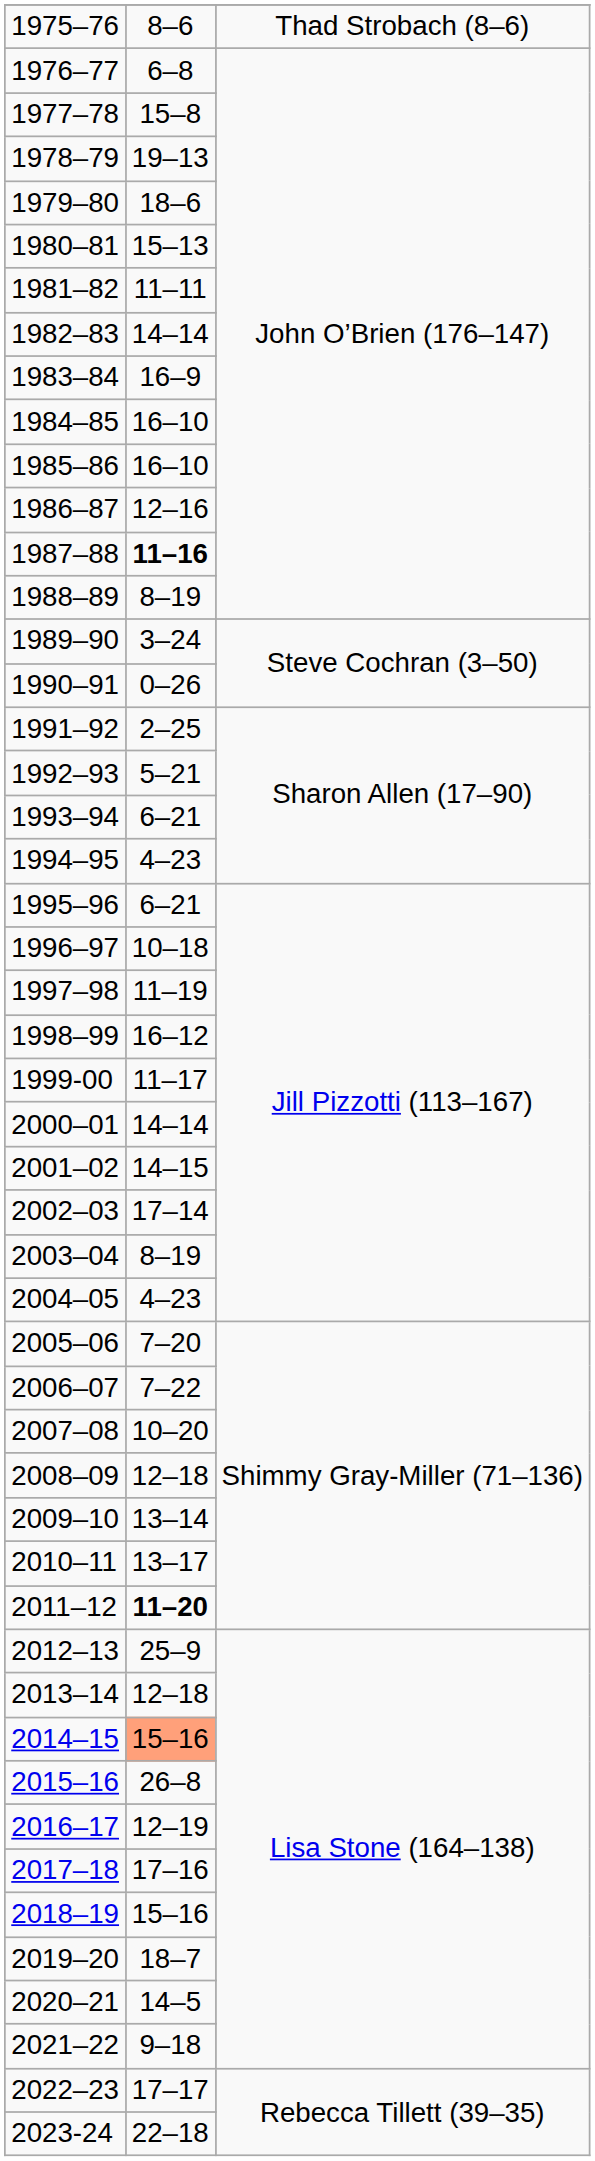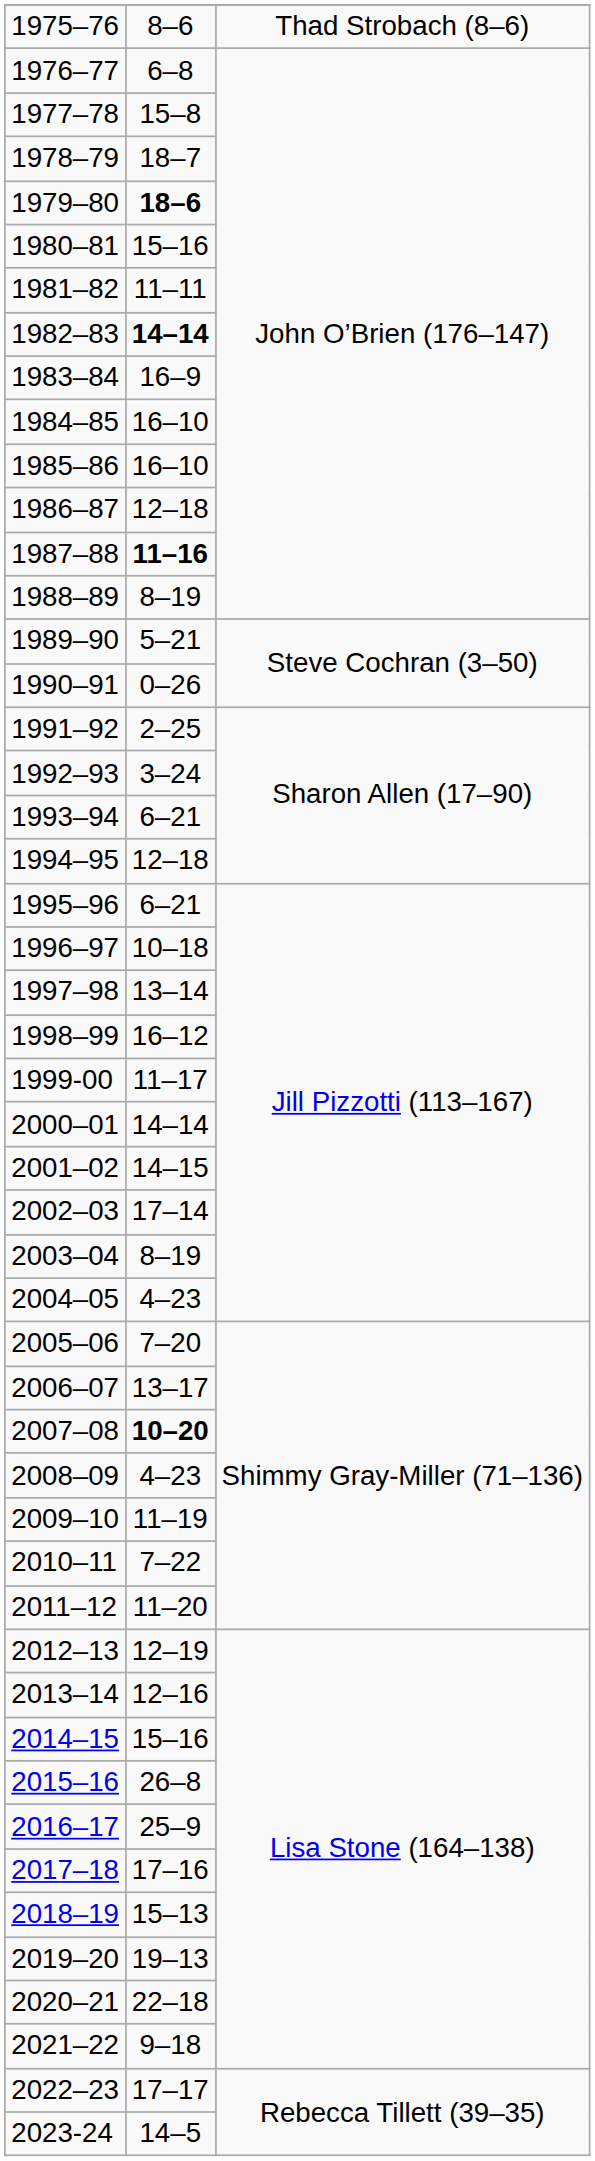(170, 158) 19–13 -> (170, 158) 18–7
(170, 202) normal -> (170, 202) bold
(170, 245) 15–13 -> (170, 245) 15–16
(170, 333) normal -> (170, 333) bold
(170, 509) 12–16 -> (170, 509) 12–18
(170, 641) 3–24 -> (170, 641) 5–21
(170, 772) 5–21 -> (170, 772) 3–24
(170, 860) 4–23 -> (170, 860) 12–18
(170, 992) 11–19 -> (170, 992) 13–14
(170, 1387) 7–22 -> (170, 1387) 13–17
(170, 1431) normal -> (170, 1431) bold
(170, 1475) 12–18 -> (170, 1475) 4–23
(170, 1519) 13–14 -> (170, 1519) 11–19
(170, 1562) 13–17 -> (170, 1562) 7–22
(170, 1606) bold -> (170, 1606) normal
(170, 1650) 25–9 -> (170, 1650) 12–19
(170, 1694) 12–18 -> (170, 1694) 12–16
(170, 1738) lightsalmon background -> (170, 1738) no background
(170, 1826) 12–19 -> (170, 1826) 25–9
(170, 1914) 15–16 -> (170, 1914) 15–13
(170, 1957) 18–7 -> (170, 1957) 19–13
(170, 2001) 14–5 -> (170, 2001) 22–18
(170, 2133) 22–18 -> (170, 2133) 14–5
